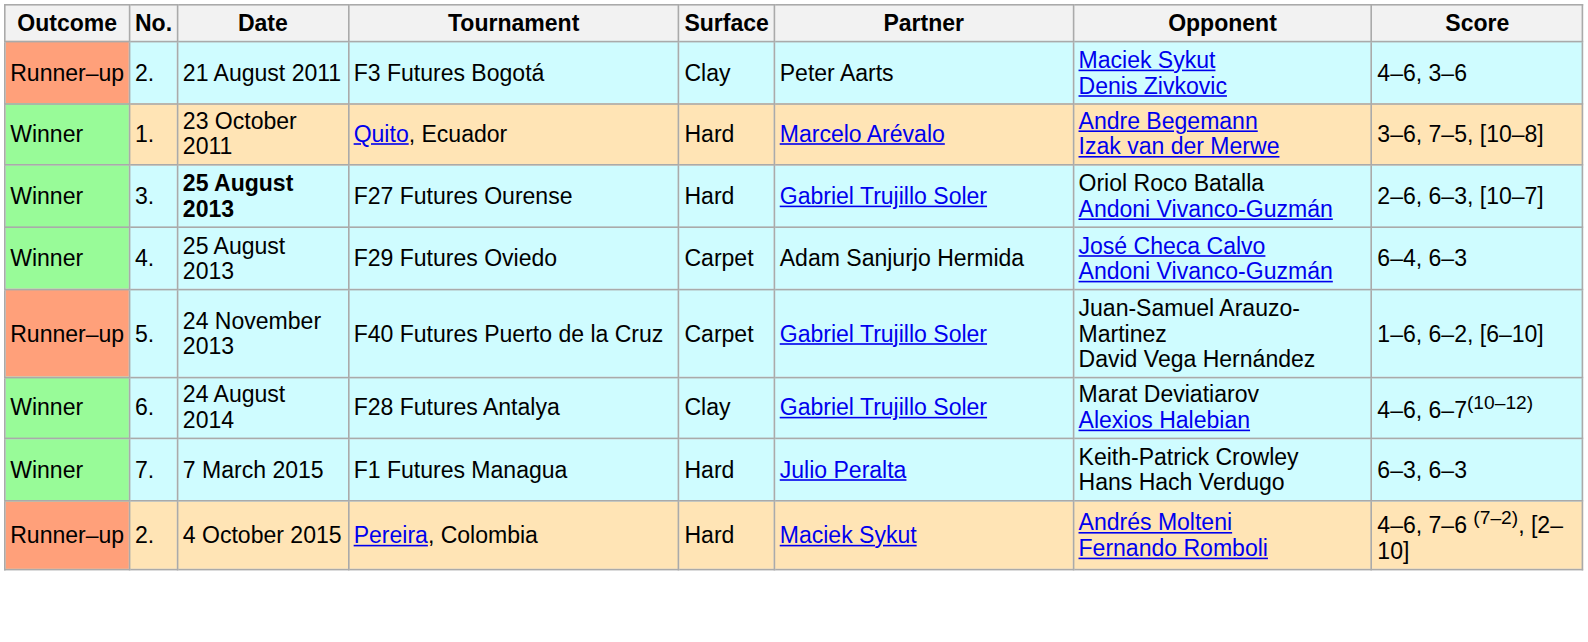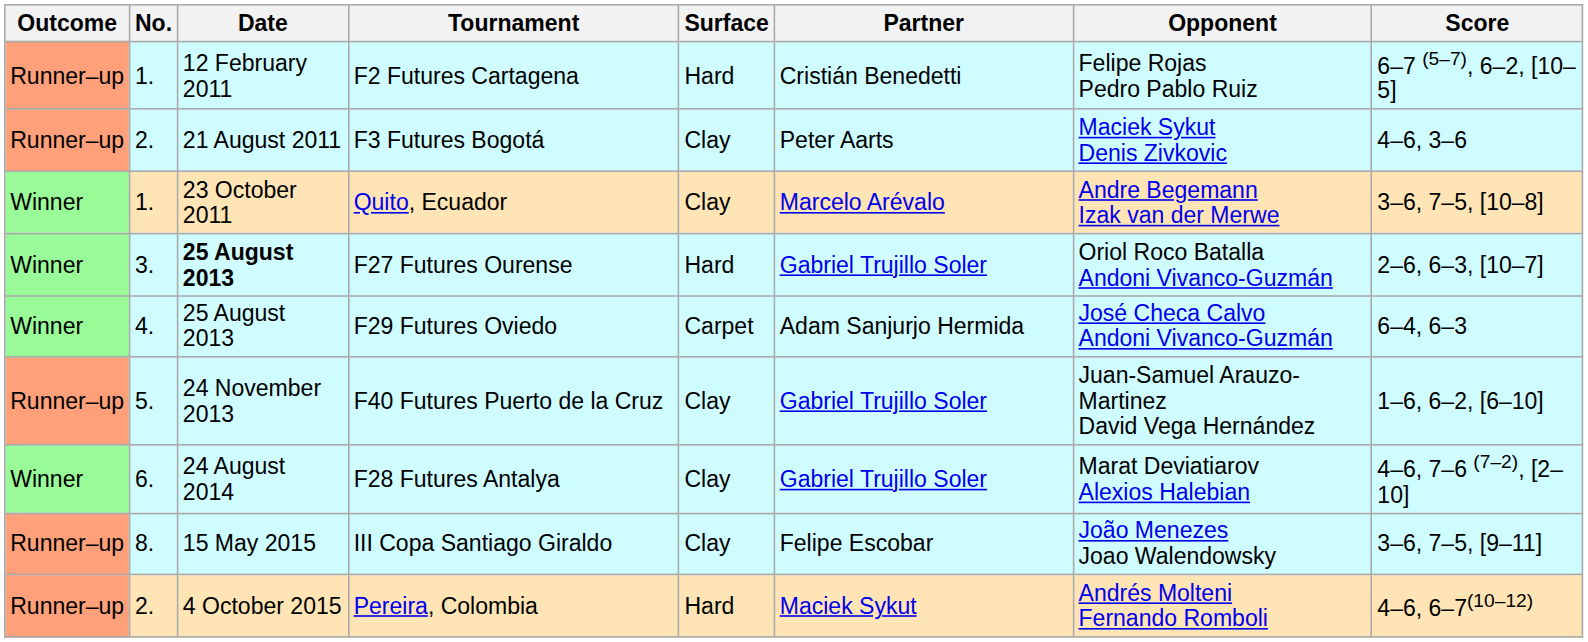+ row: (466, 76)
(709, 135) Hard -> (707, 203) Clay
(719, 333) Carpet -> (707, 401) Clay
(1455, 408) 4–6, 6–7(10–12) -> (1470, 479) 4–6, 7–6 (7–2), [2–10]
- row: (461, 470)
+ row: (483, 544)
(1470, 535) 4–6, 7–6 (7–2), [2–10] -> (1455, 606) 4–6, 6–7(10–12)
